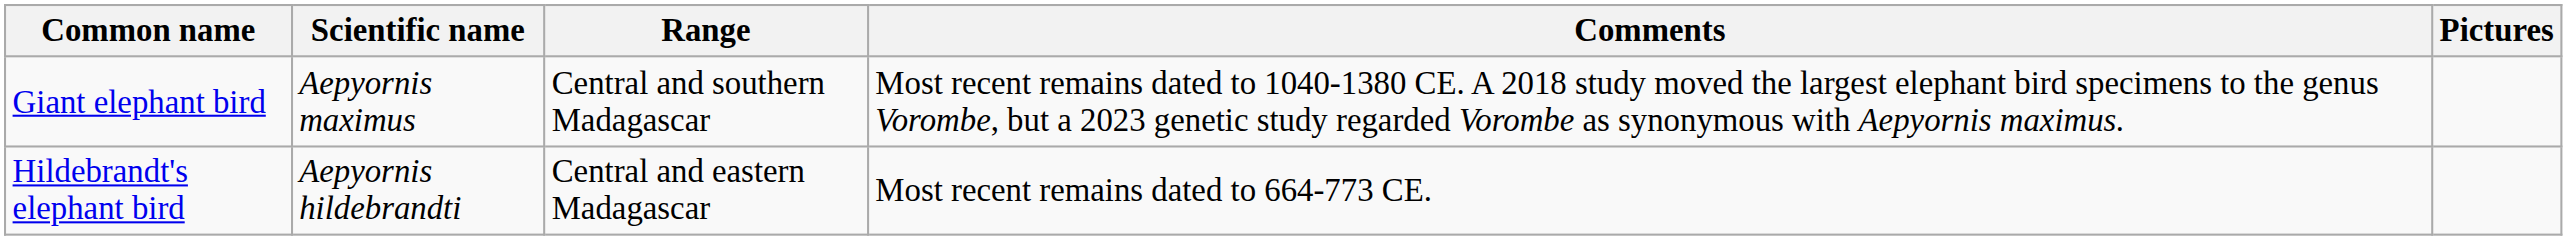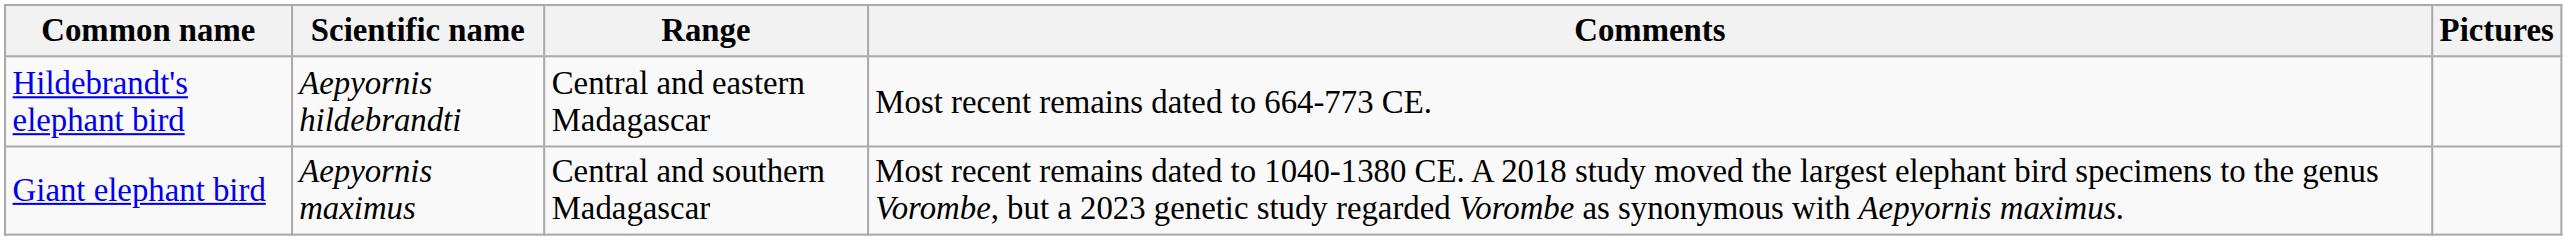rows swapped: (100, 189) <-> (139, 100)
